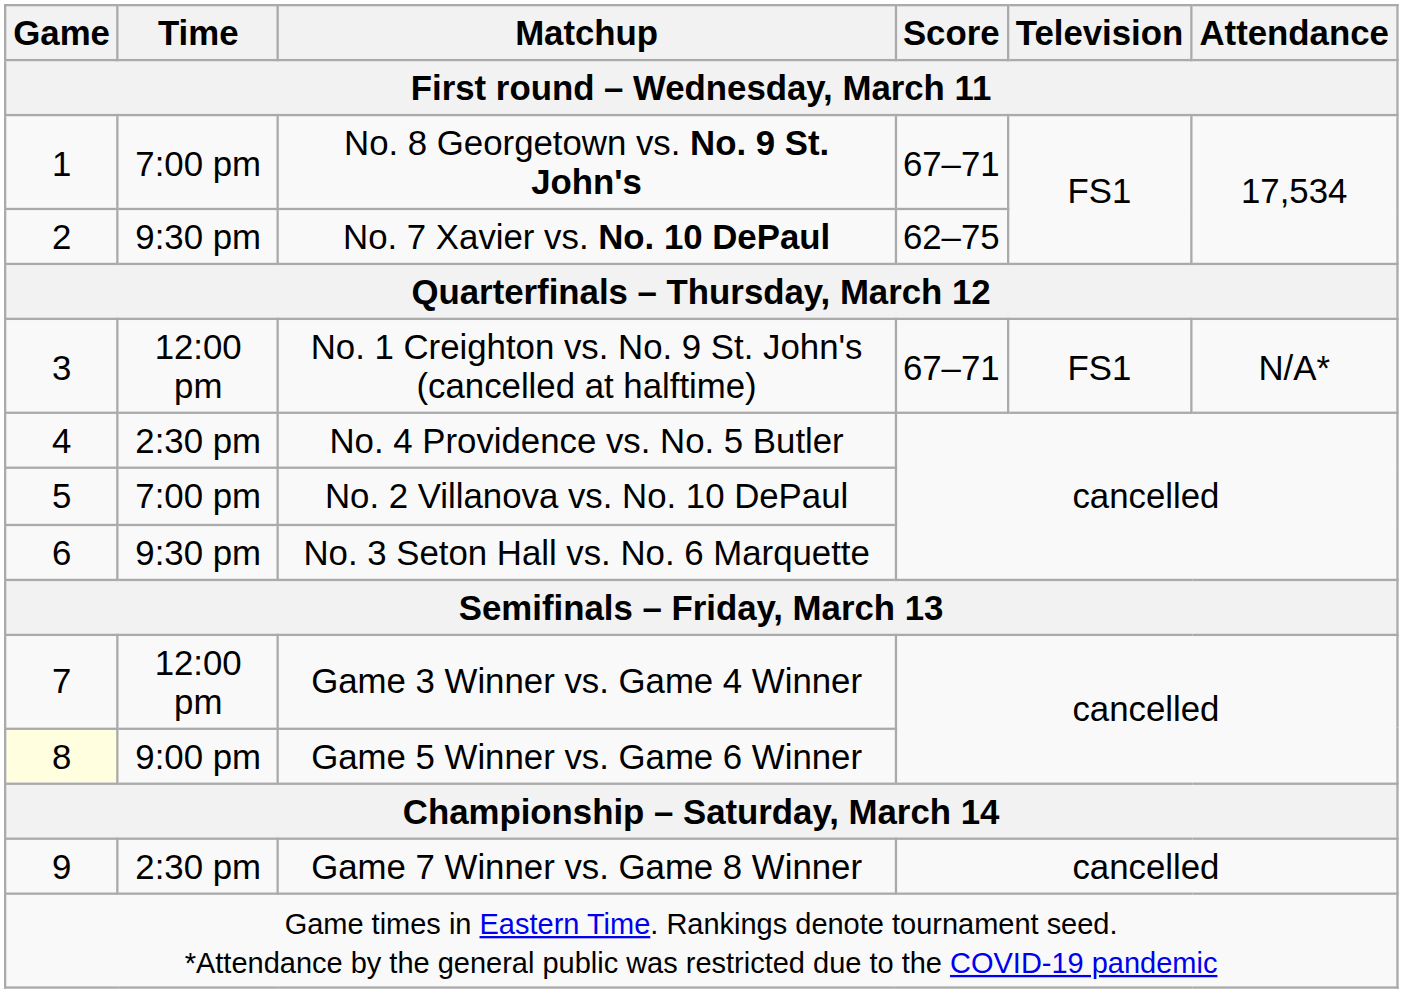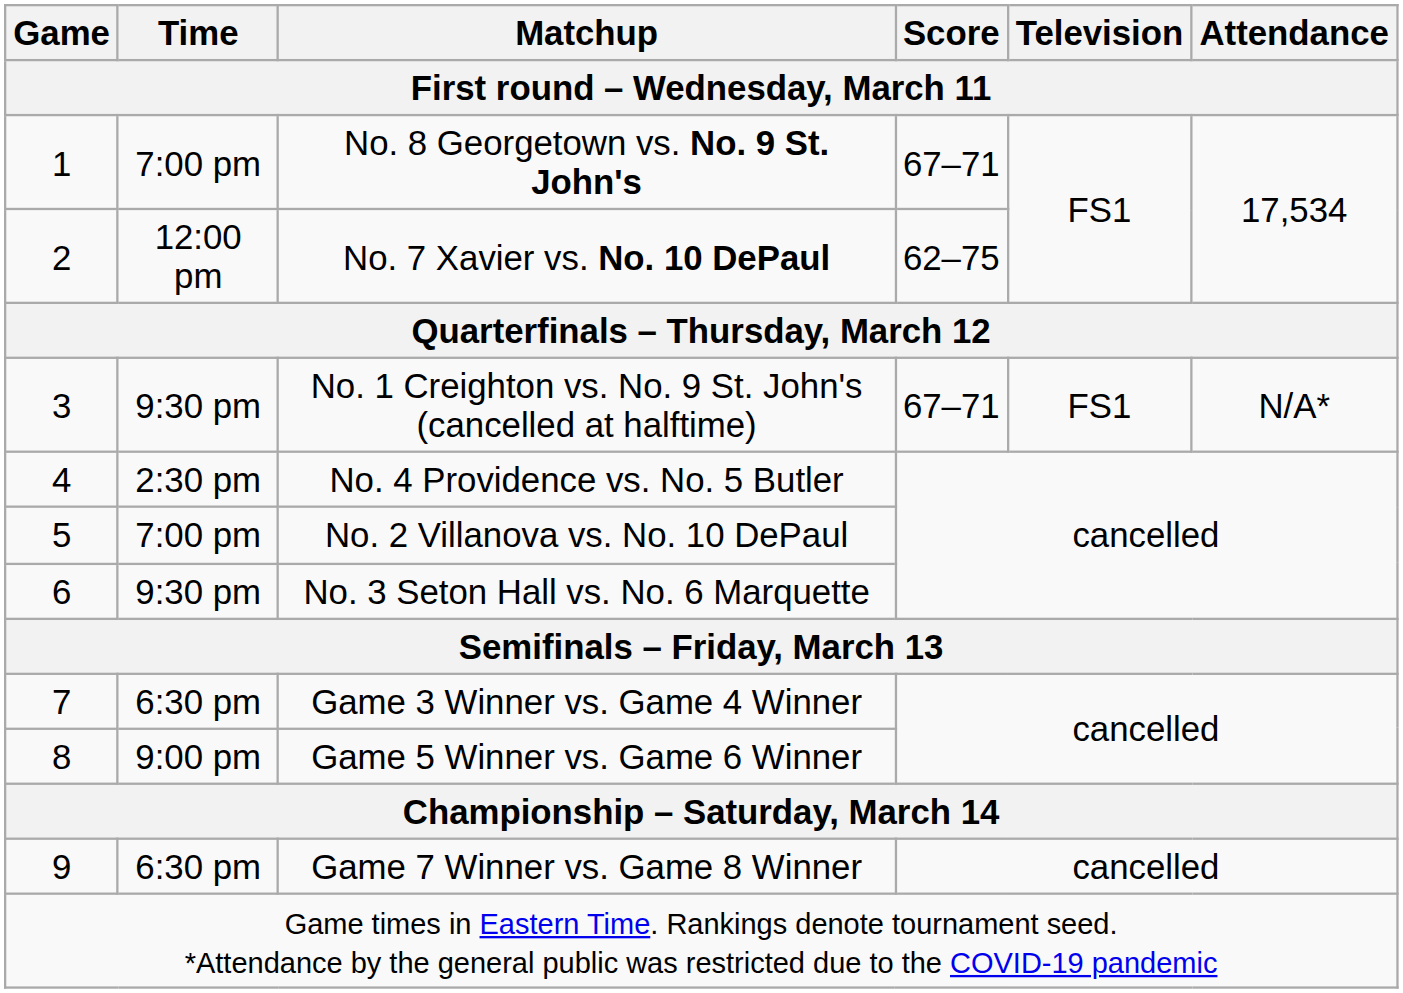(198, 237) 9:30 pm -> (198, 257) 12:00 pm
(198, 367) 12:00 pm -> (198, 406) 9:30 pm
(198, 681) 12:00 pm -> (198, 701) 6:30 pm
(62, 756) lightyellow background -> (62, 756) no background
(198, 866) 2:30 pm -> (198, 866) 6:30 pm
